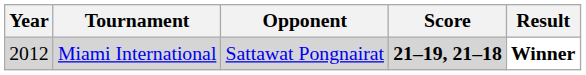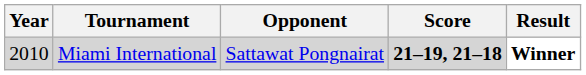(29, 53) 2012 -> (29, 53) 2010
